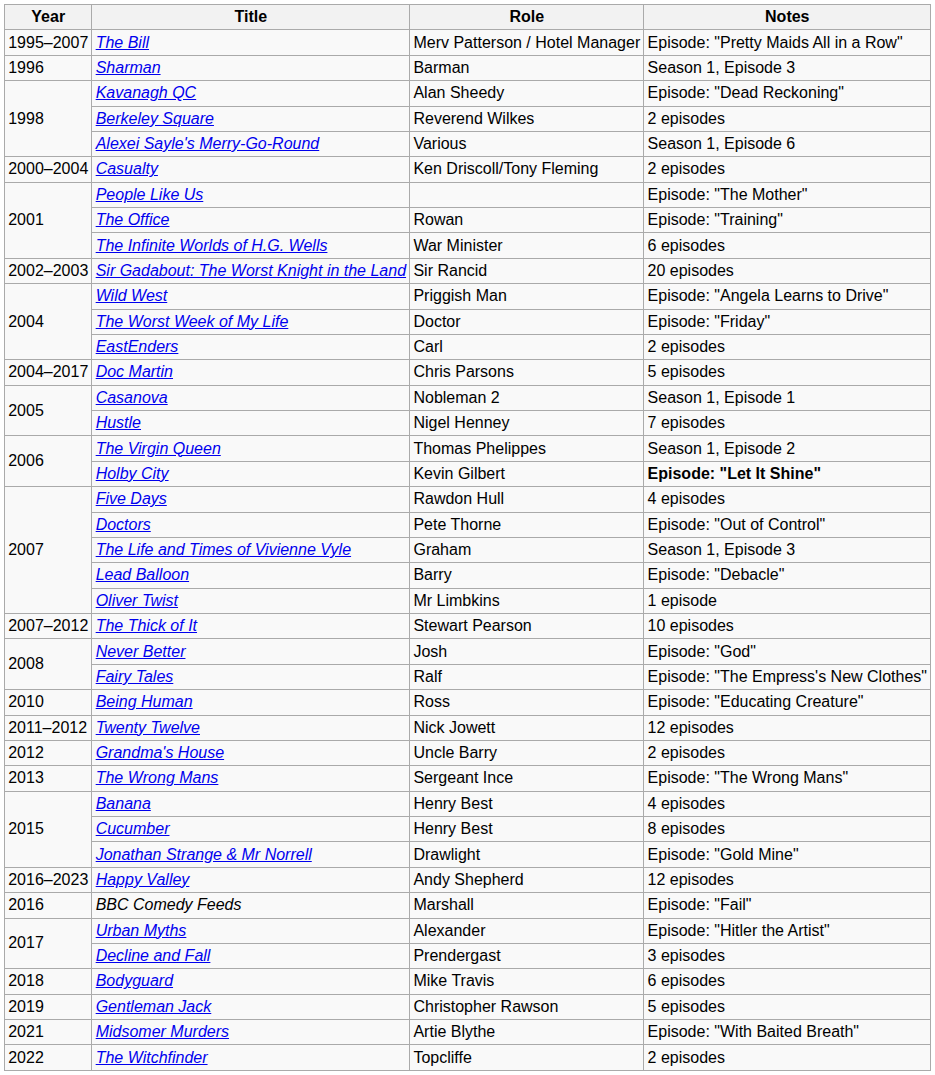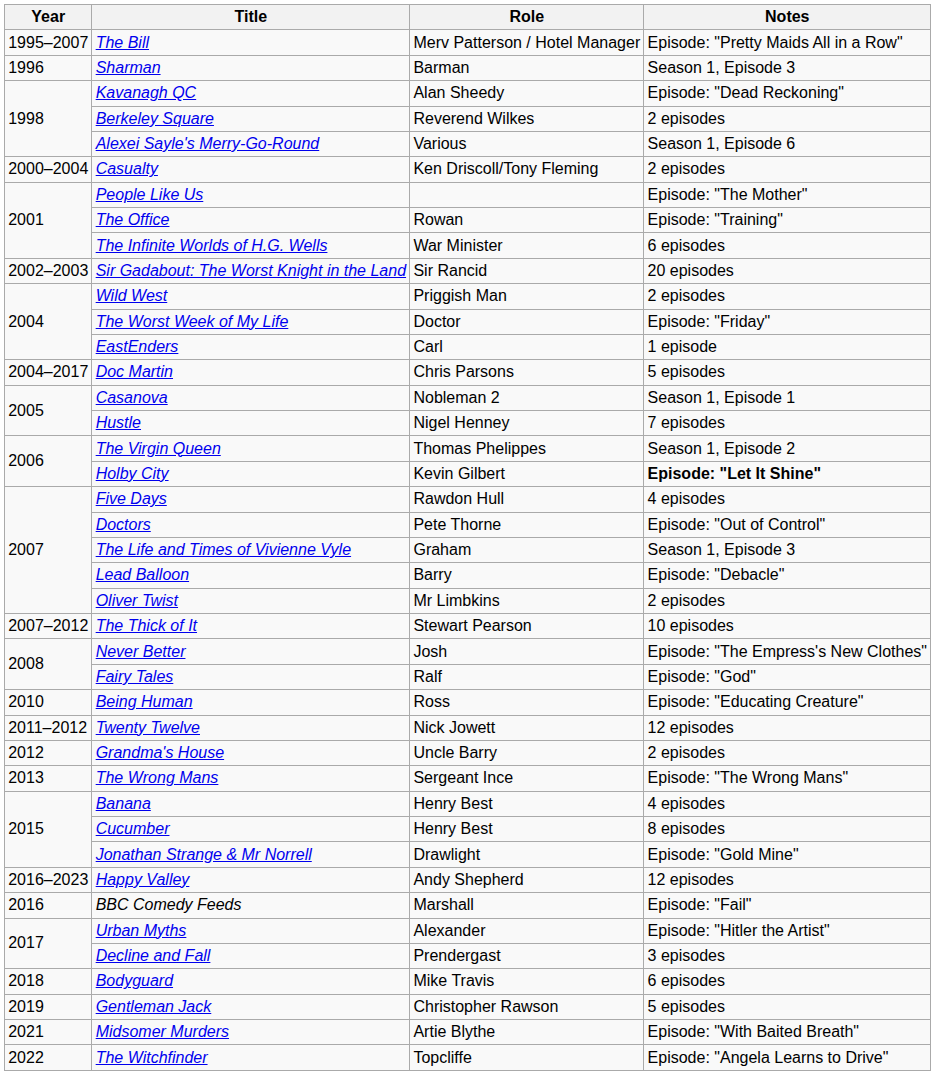(768, 296) Episode: "Angela Learns to Drive" -> (686, 296) 2 episodes
(686, 347) 2 episodes -> (682, 347) 1 episode
(682, 600) 1 episode -> (686, 600) 2 episodes
(702, 651) Episode: "God" -> (787, 651) Episode: "The Empress's New Clothes"
(787, 676) Episode: "The Empress's New Clothes" -> (702, 676) Episode: "God"
(686, 1057) 2 episodes -> (768, 1057) Episode: "Angela Learns to Drive"
